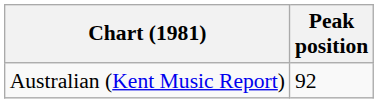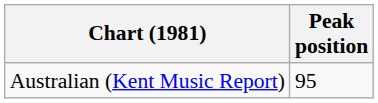(306, 80) 92 -> (306, 80) 95
